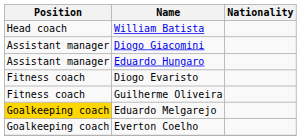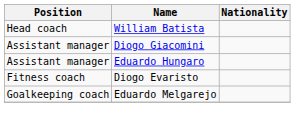- row: (168, 94)
(58, 110) gold background -> (58, 94) no background
- row: (156, 127)
